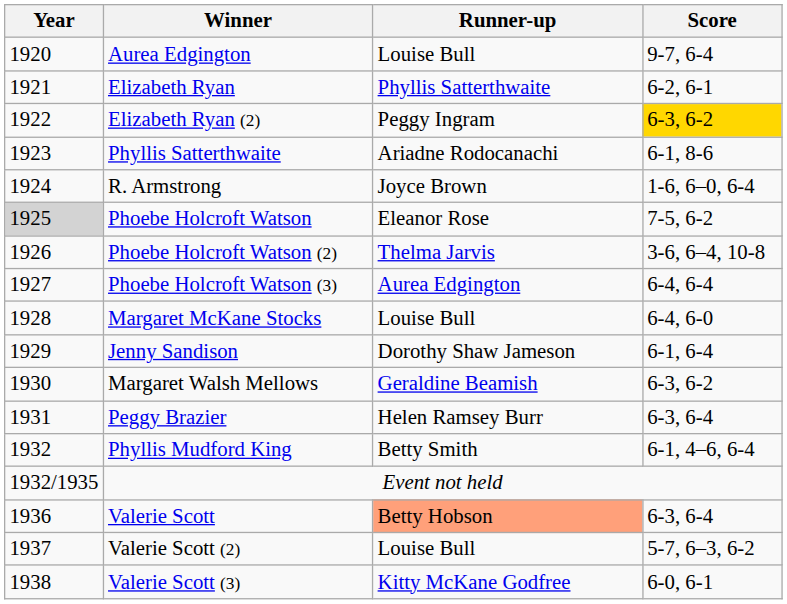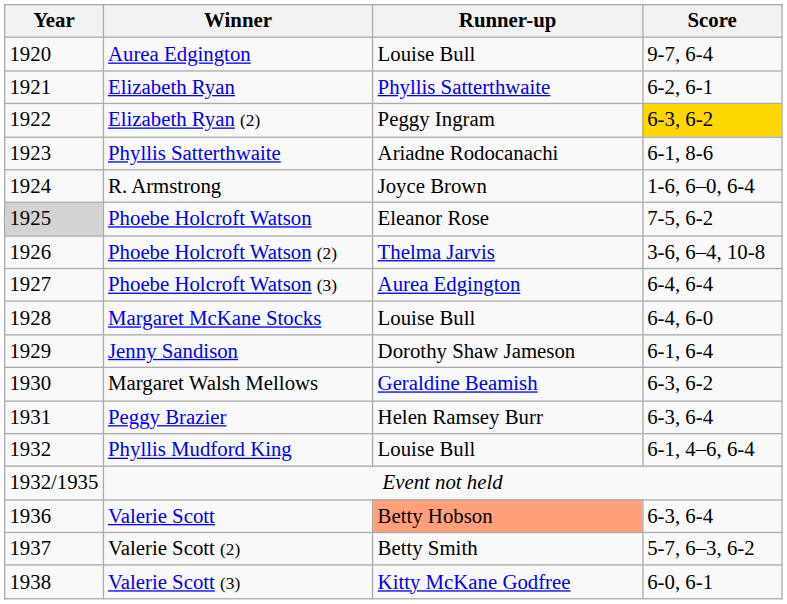(428, 449) Betty Smith -> (426, 449) Louise Bull
(426, 548) Louise Bull -> (428, 548) Betty Smith
